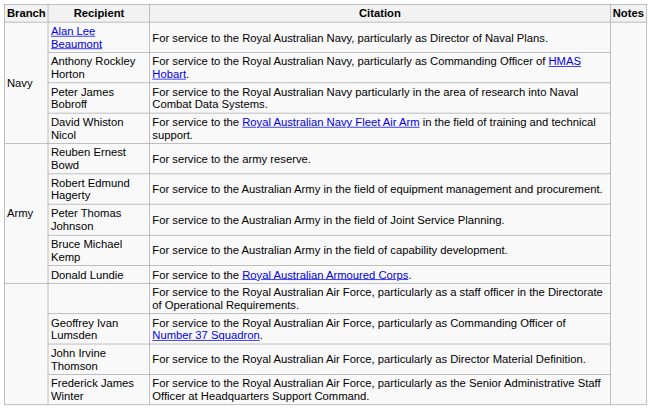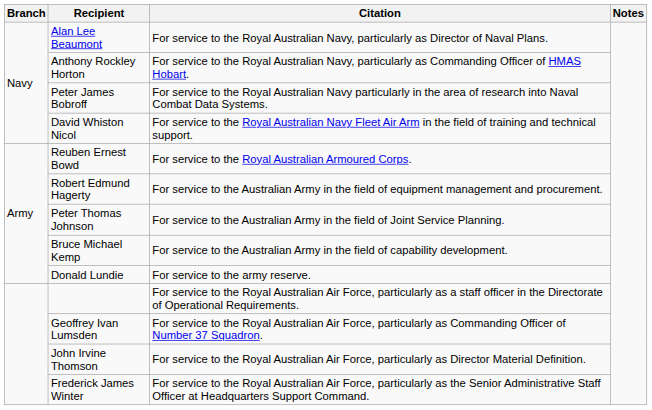(232, 159) For service to the army reserve. -> (282, 159) For service to the Royal Australian Armoured Corps.
(282, 274) For service to the Royal Australian Armoured Corps. -> (232, 274) For service to the army reserve.
